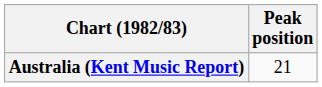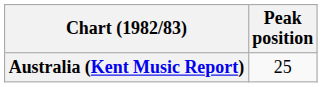(283, 67) 21 -> (283, 67) 25
